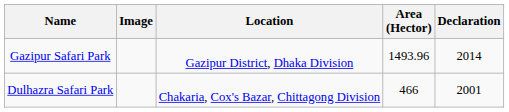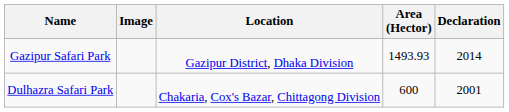(409, 55) 1493.96 -> (409, 55) 1493.93
(409, 90) 466 -> (409, 90) 600
